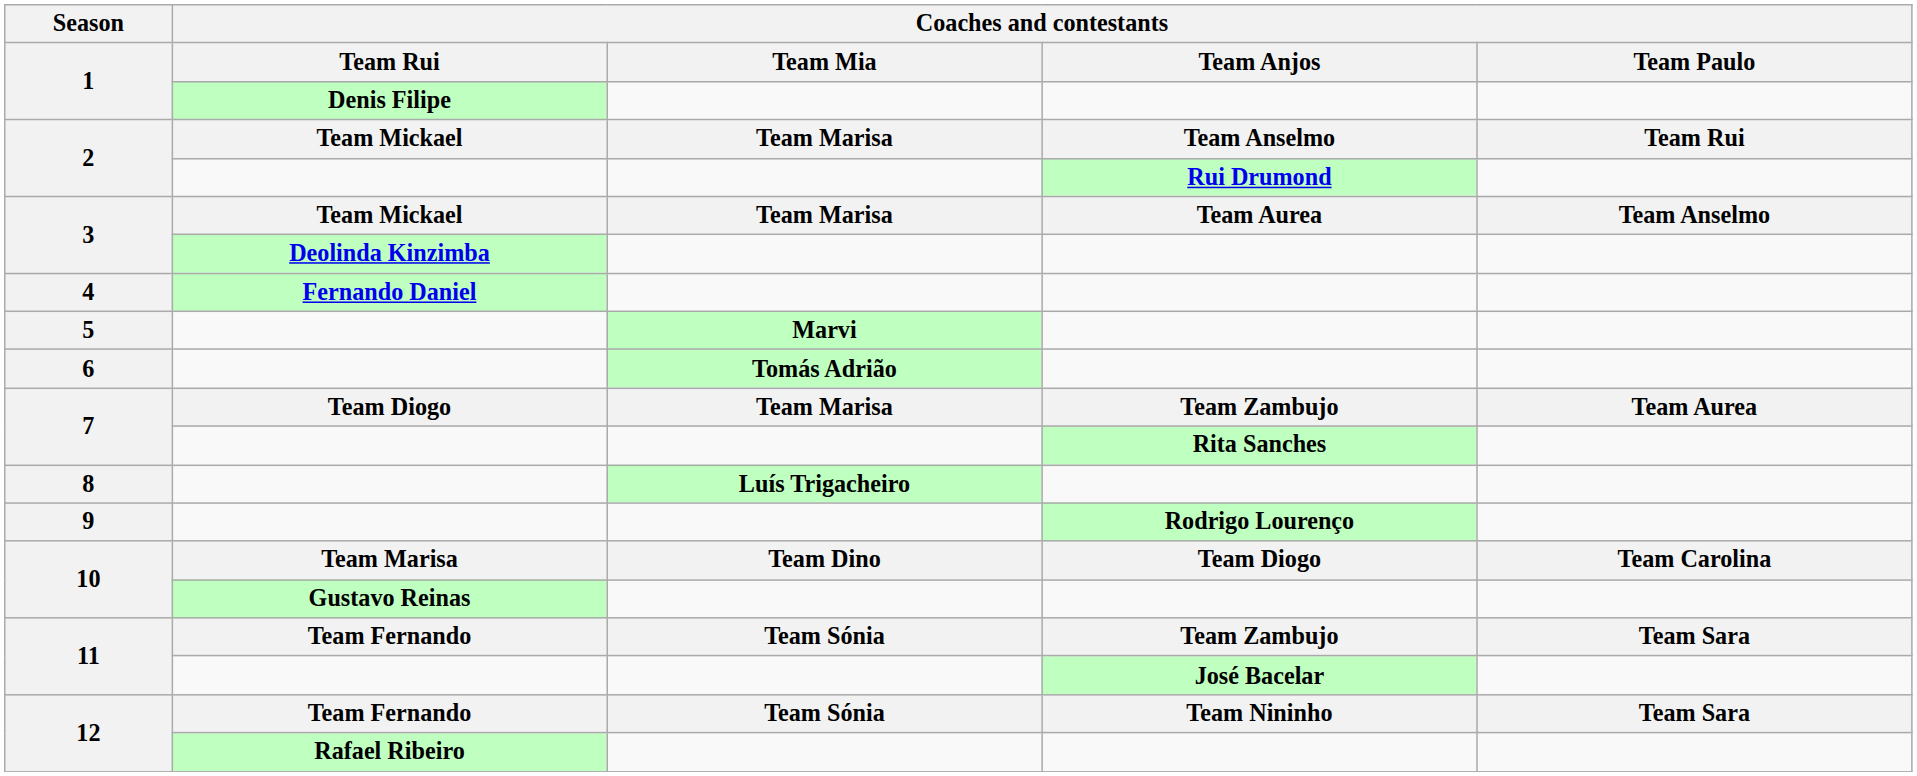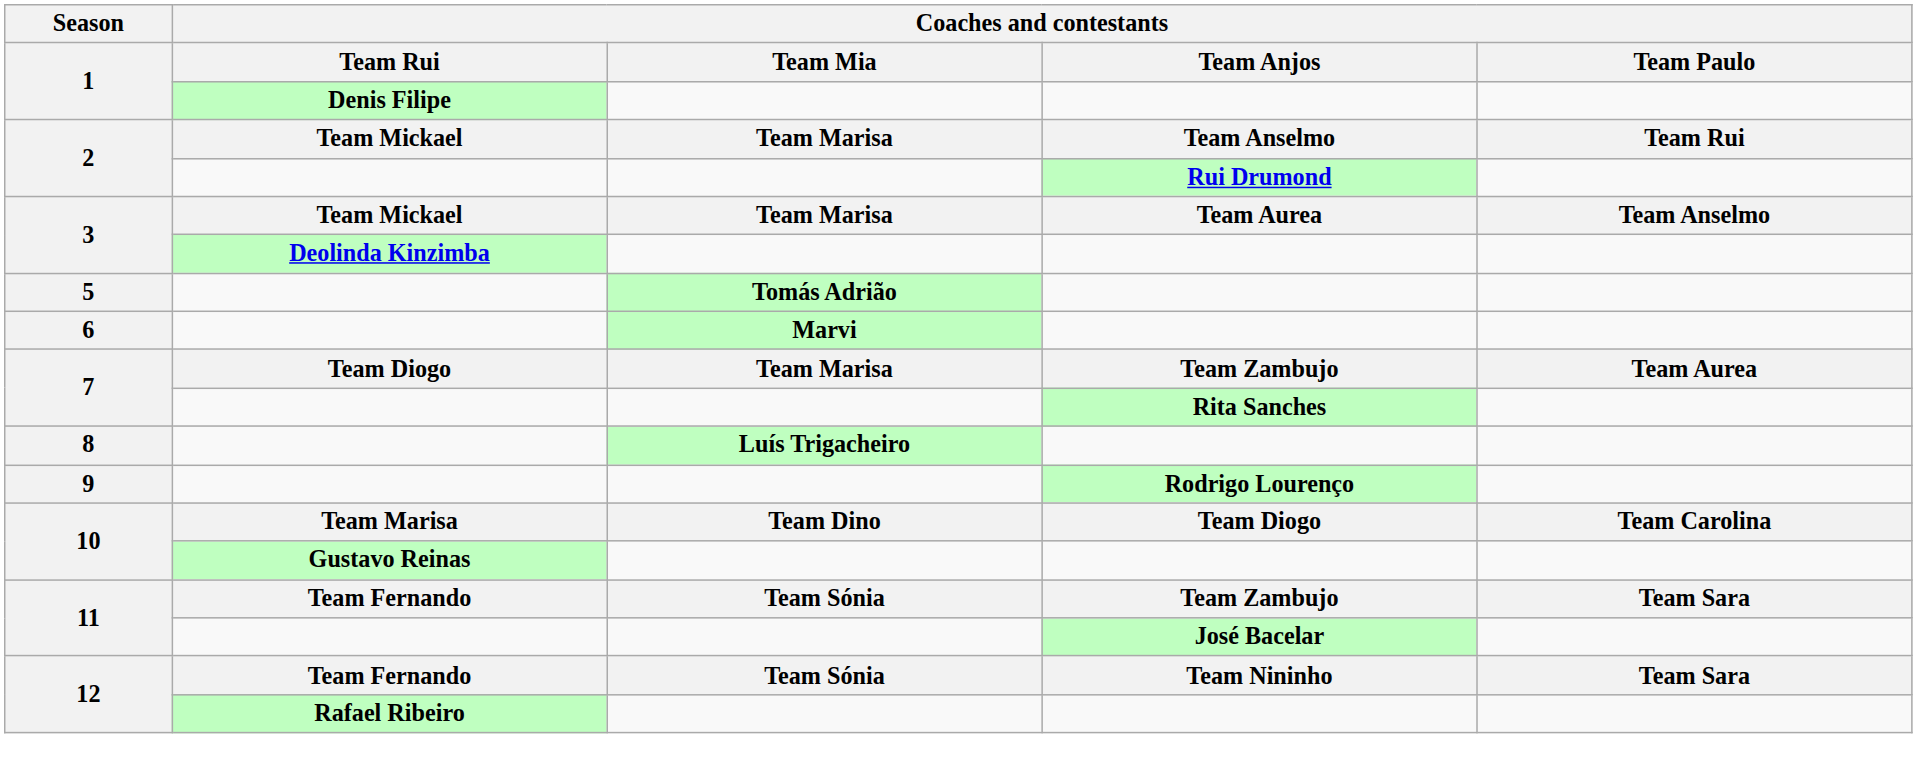- row: (88, 291)
(824, 330) Marvi -> (824, 291) Tomás Adrião
(824, 368) Tomás Adrião -> (824, 330) Marvi
